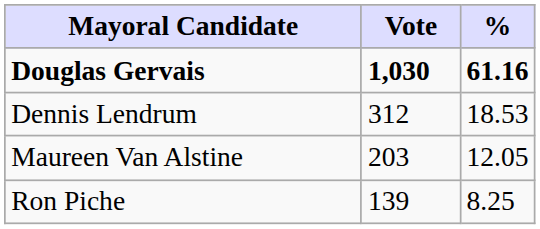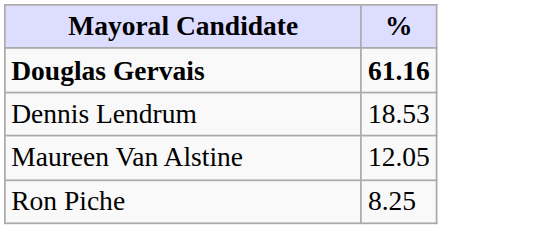- column: (411, 26)
